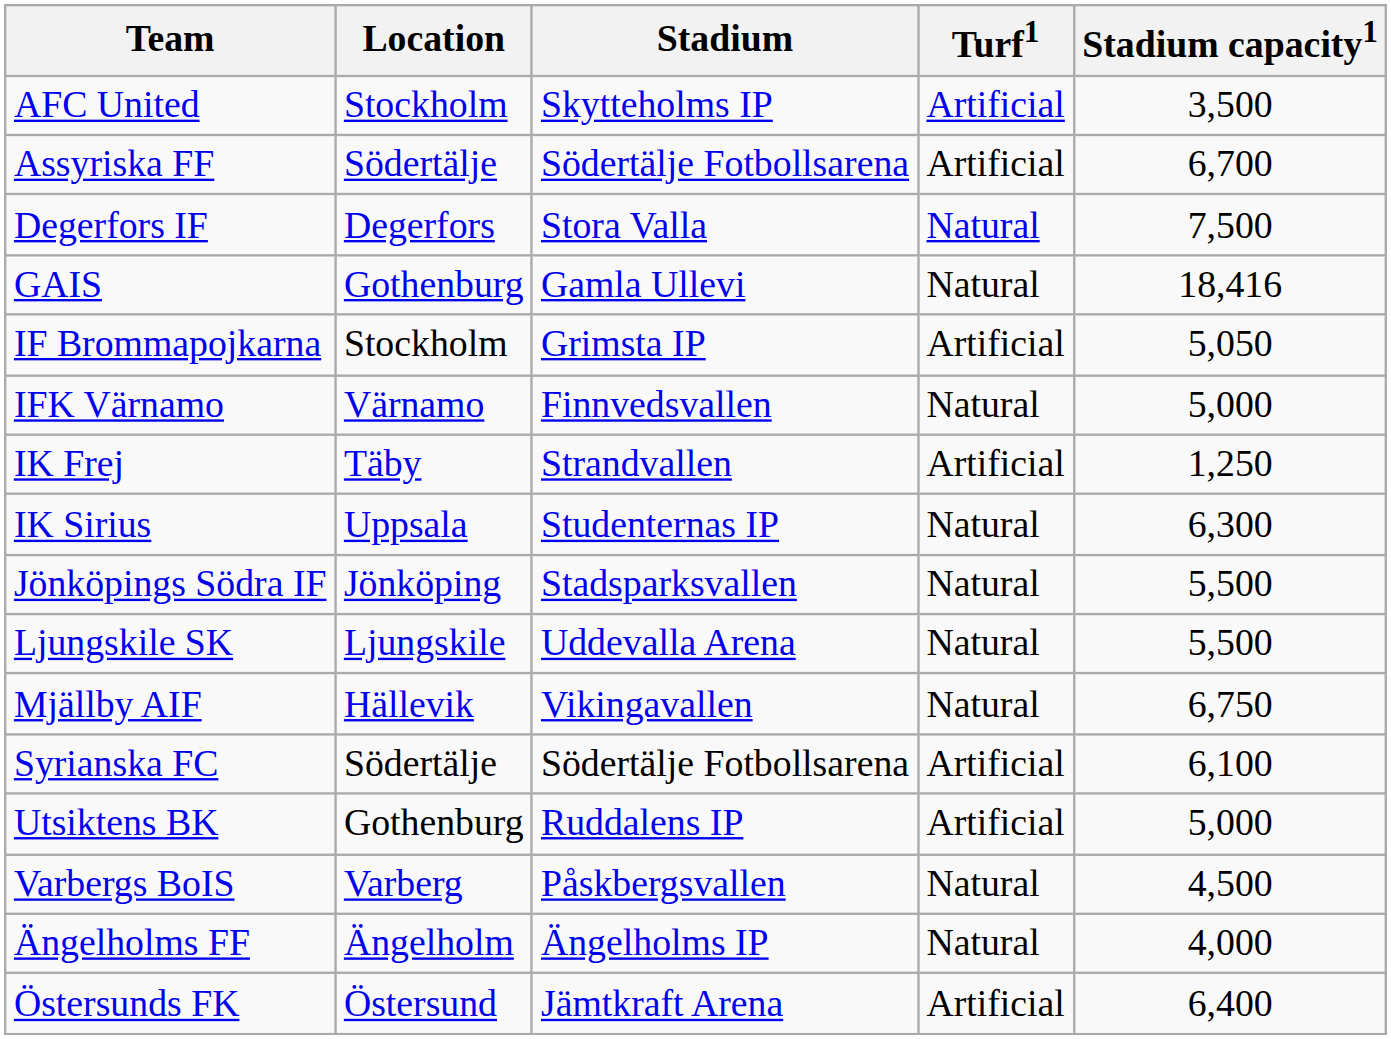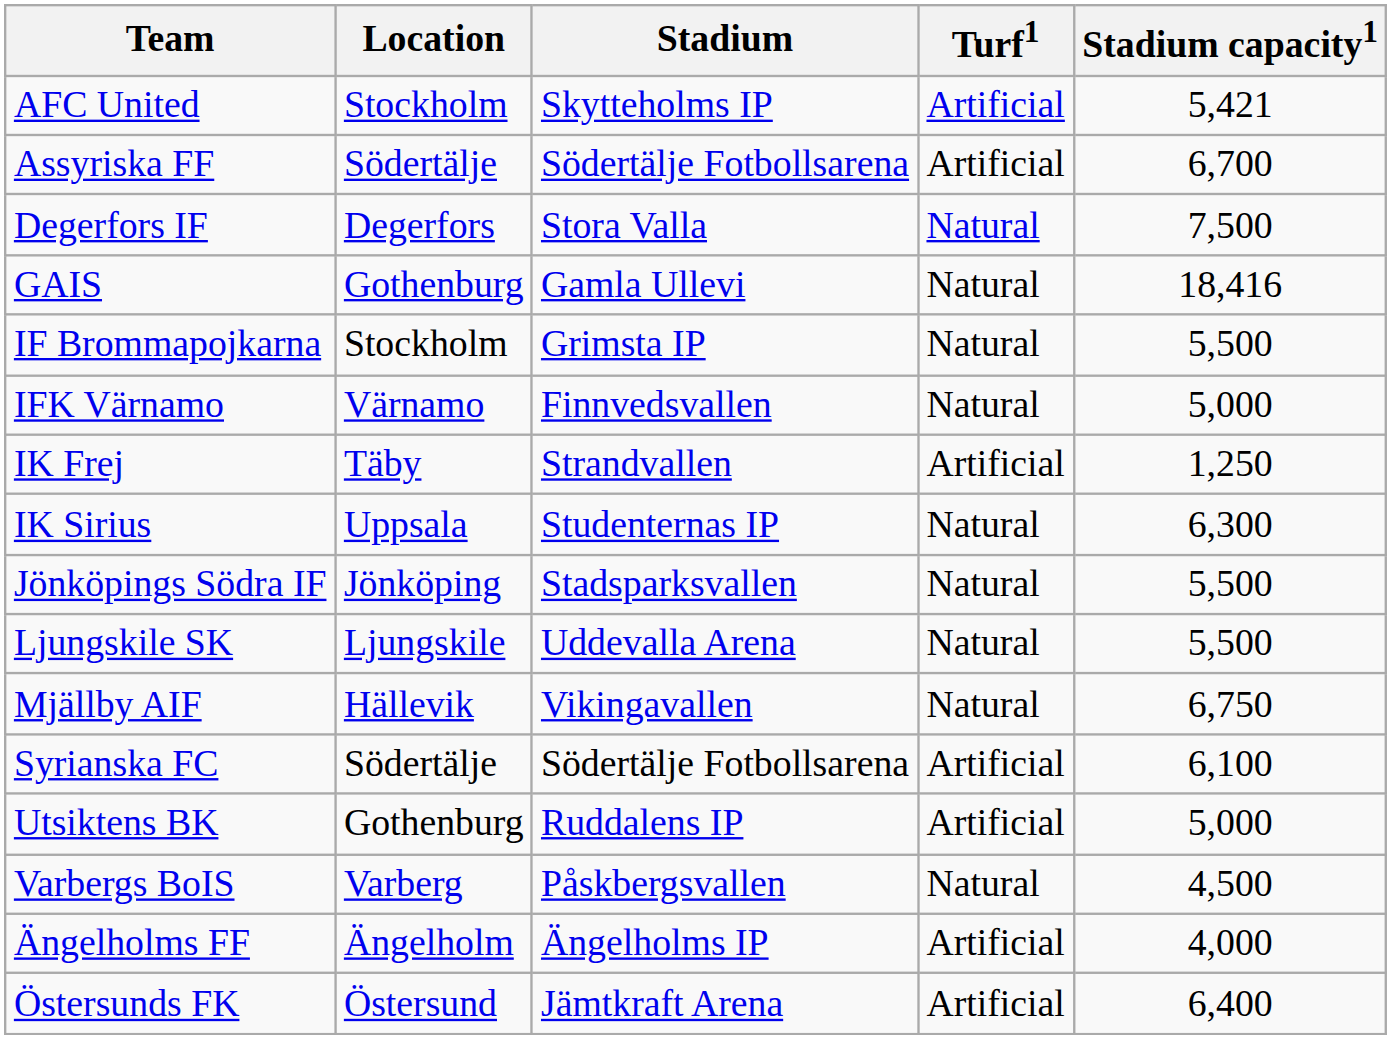(1230, 104) 3,500 -> (1230, 104) 5,421
(996, 344) Artificial -> (983, 344) Natural
(1230, 344) 5,050 -> (1230, 344) 5,500
(983, 942) Natural -> (996, 942) Artificial
